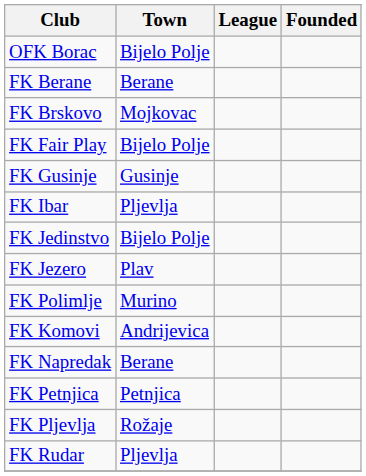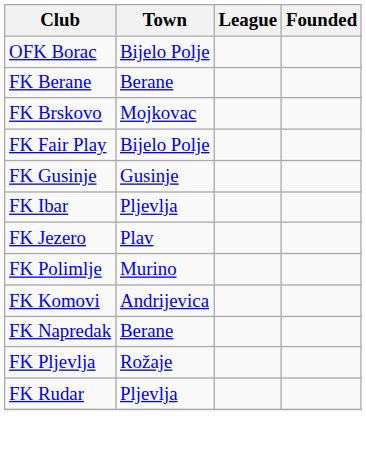- row: (59, 238)
- row: (54, 393)
